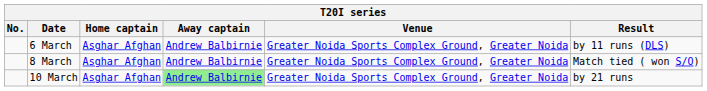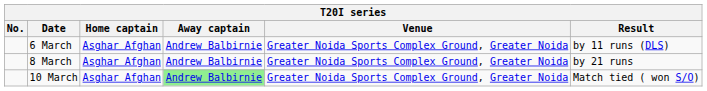(636, 61) Match tied ( won S/O) -> (603, 61) by 21 runs
(603, 78) by 21 runs -> (636, 78) Match tied ( won S/O)
